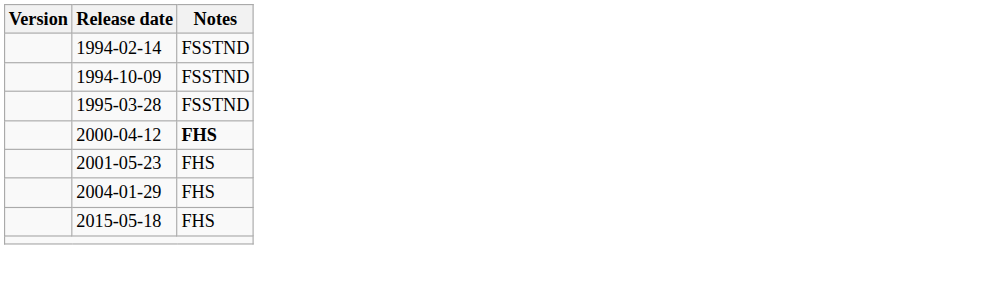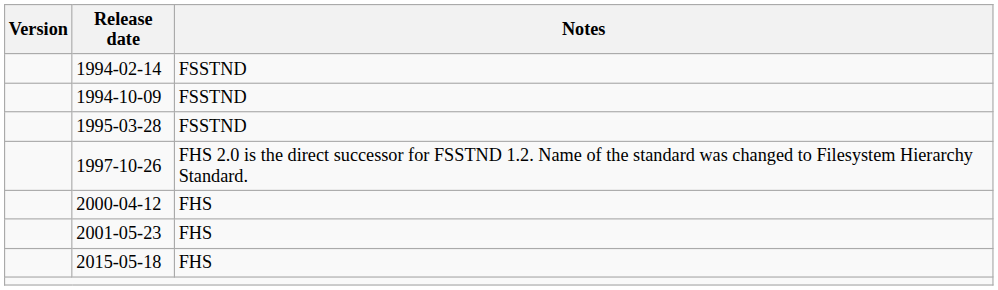+ row: (119, 165)
(199, 134) bold -> (195, 204) normal
- row: (119, 192)
